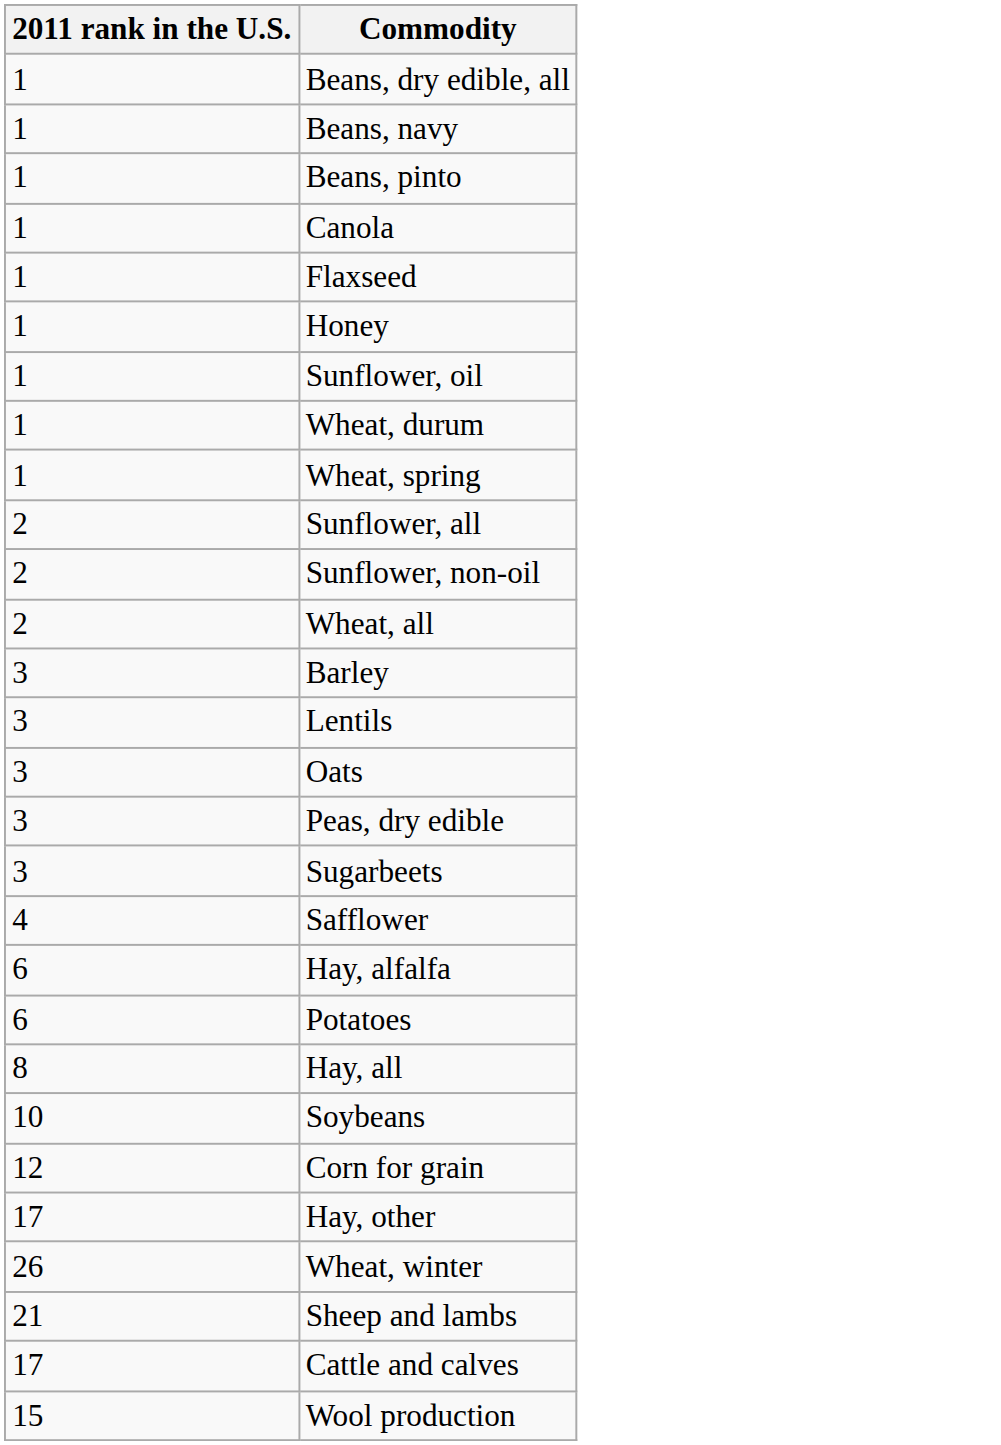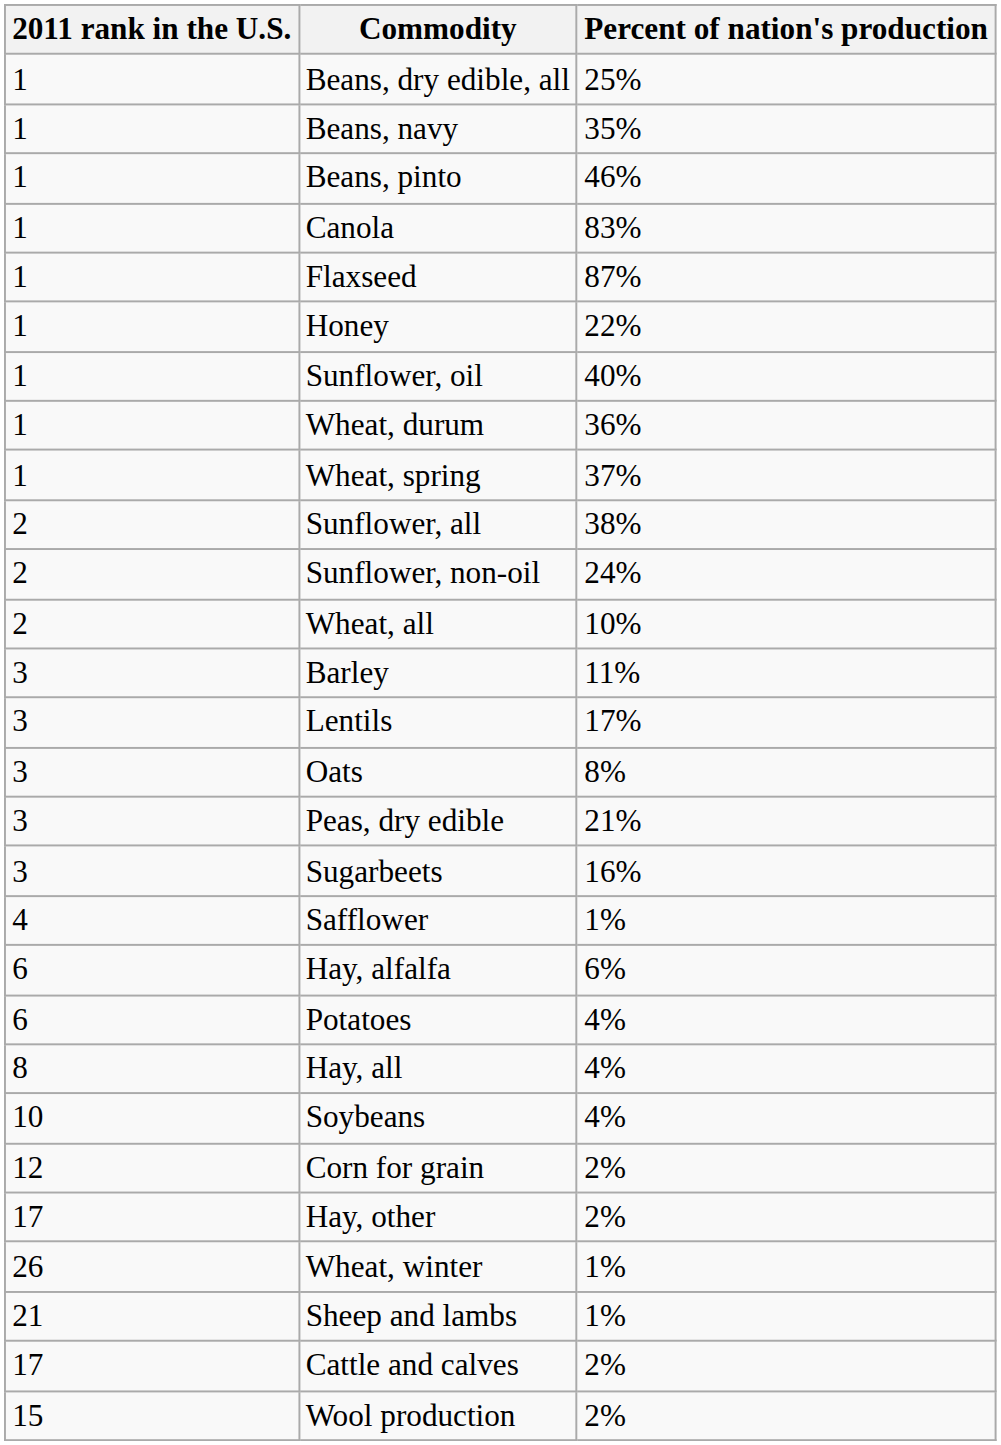+ column: (786, 29)
